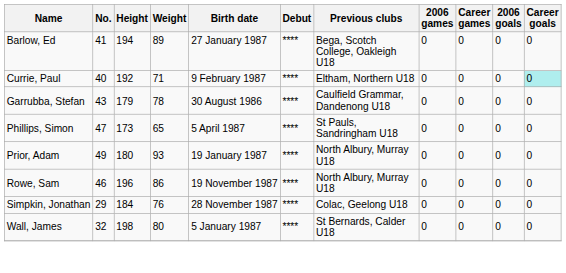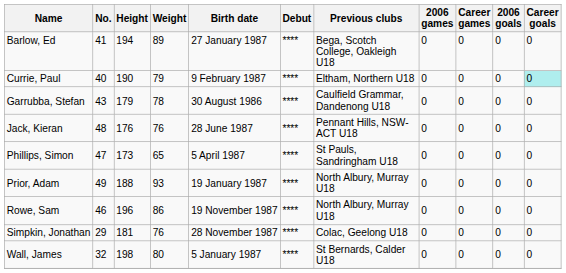(125, 79) 192 -> (125, 79) 190
(158, 79) 71 -> (158, 79) 79
+ row: (35, 128)
(125, 156) 180 -> (125, 183) 188
(125, 205) 184 -> (125, 233) 181
